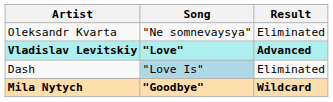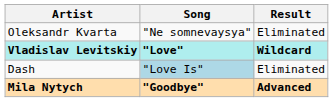(284, 51) Advanced -> (284, 51) Wildcard
(284, 87) Wildcard -> (284, 87) Advanced
